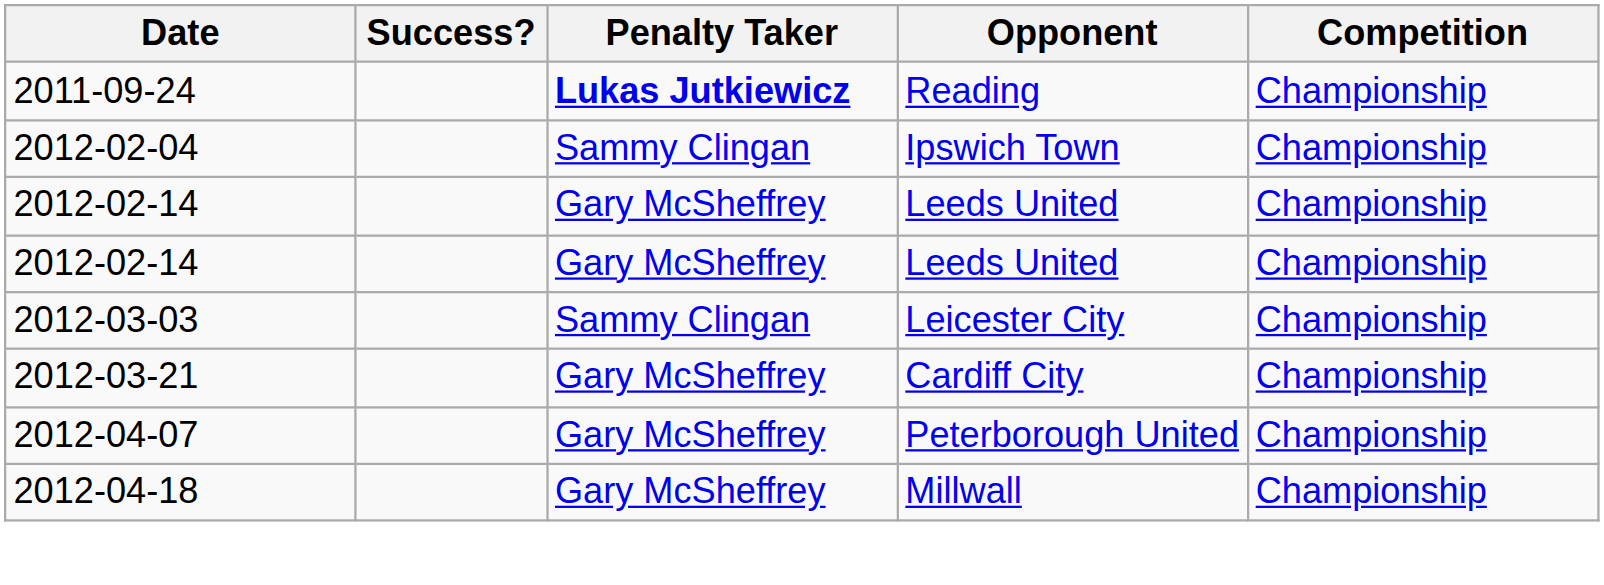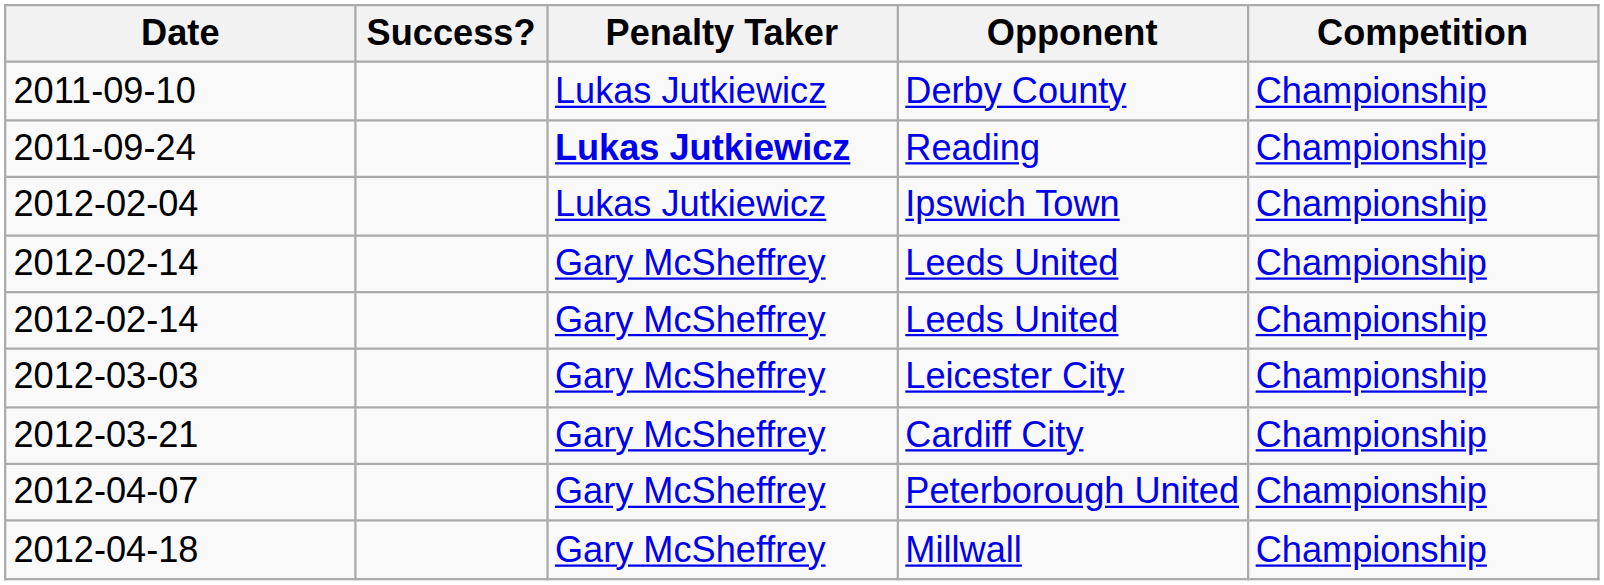+ row: (105, 90)
(683, 147) Sammy Clingan -> (691, 205) Lukas Jutkiewicz
(683, 319) Sammy Clingan -> (690, 377) Gary McSheffrey
